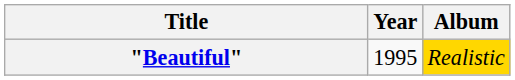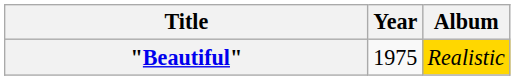(395, 57) 1995 -> (395, 57) 1975
